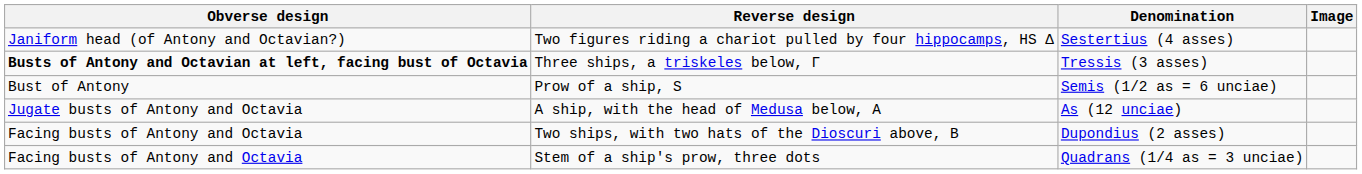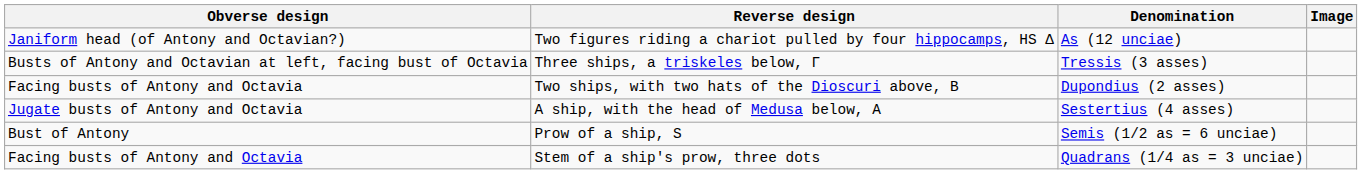(1147, 40) Sestertius (4 asses) -> (1122, 40) As (12 unciae)
(268, 63) bold -> (268, 63) normal
rows swapped: (747, 134) <-> (608, 87)
(1122, 110) As (12 unciae) -> (1147, 110) Sestertius (4 asses)
